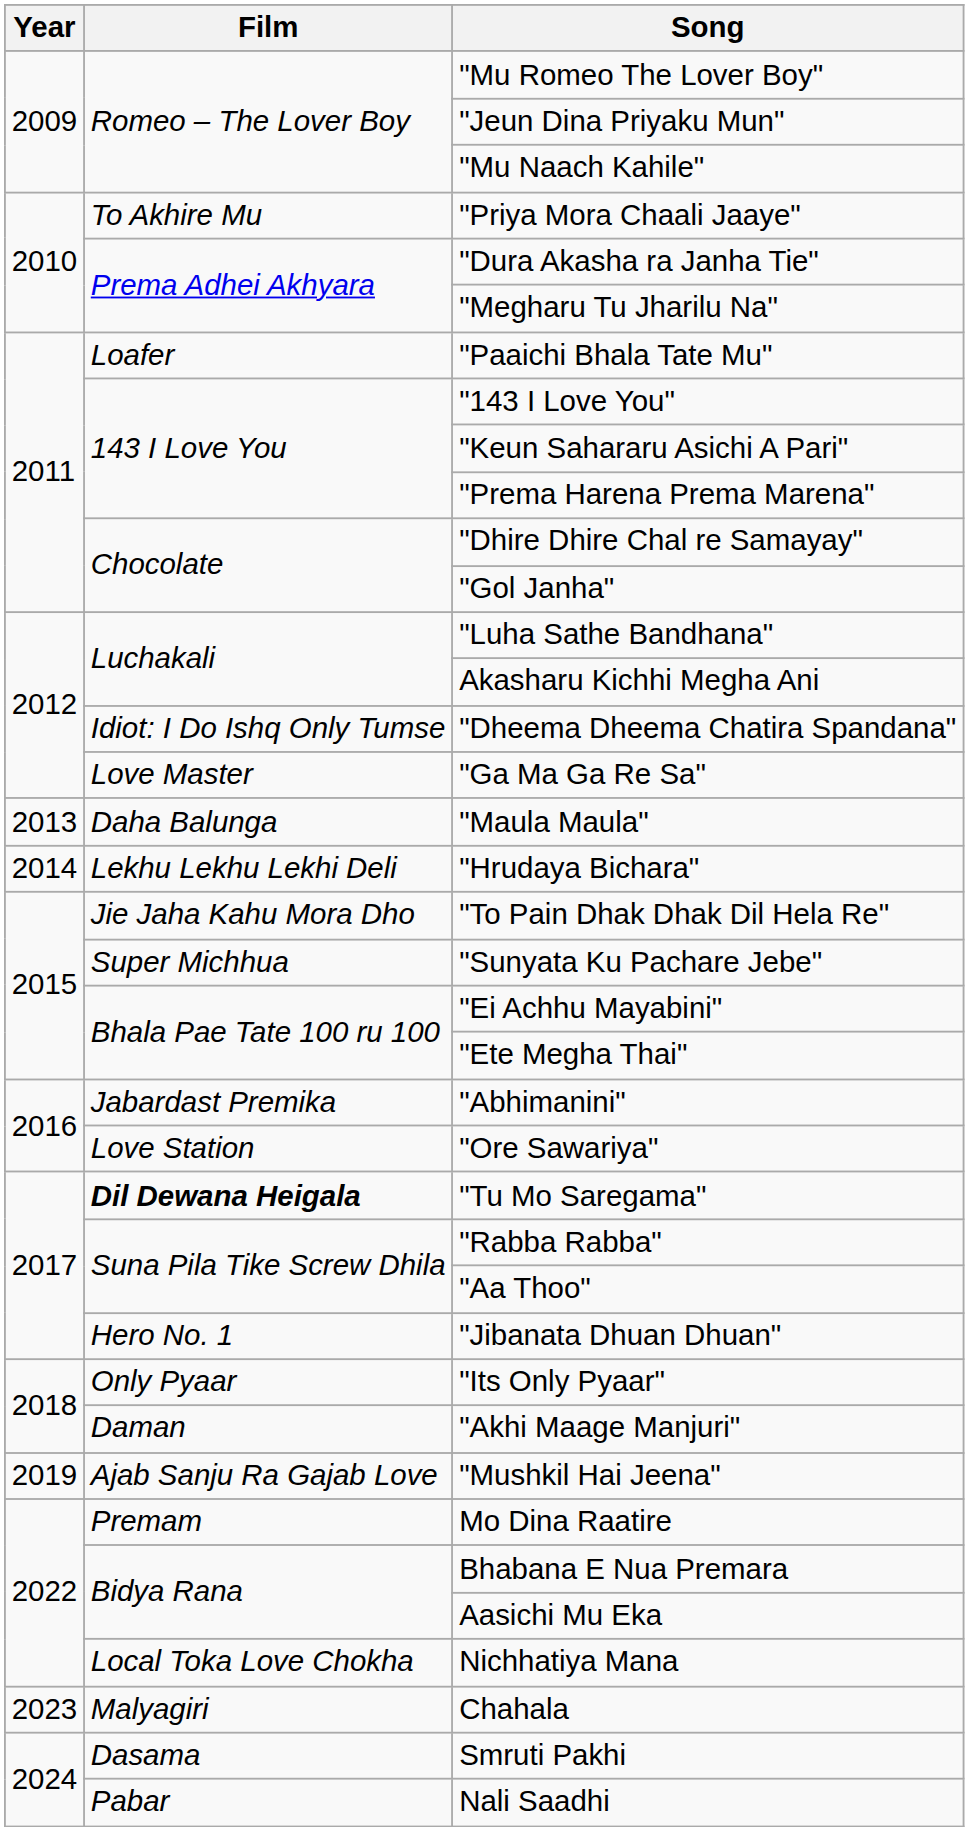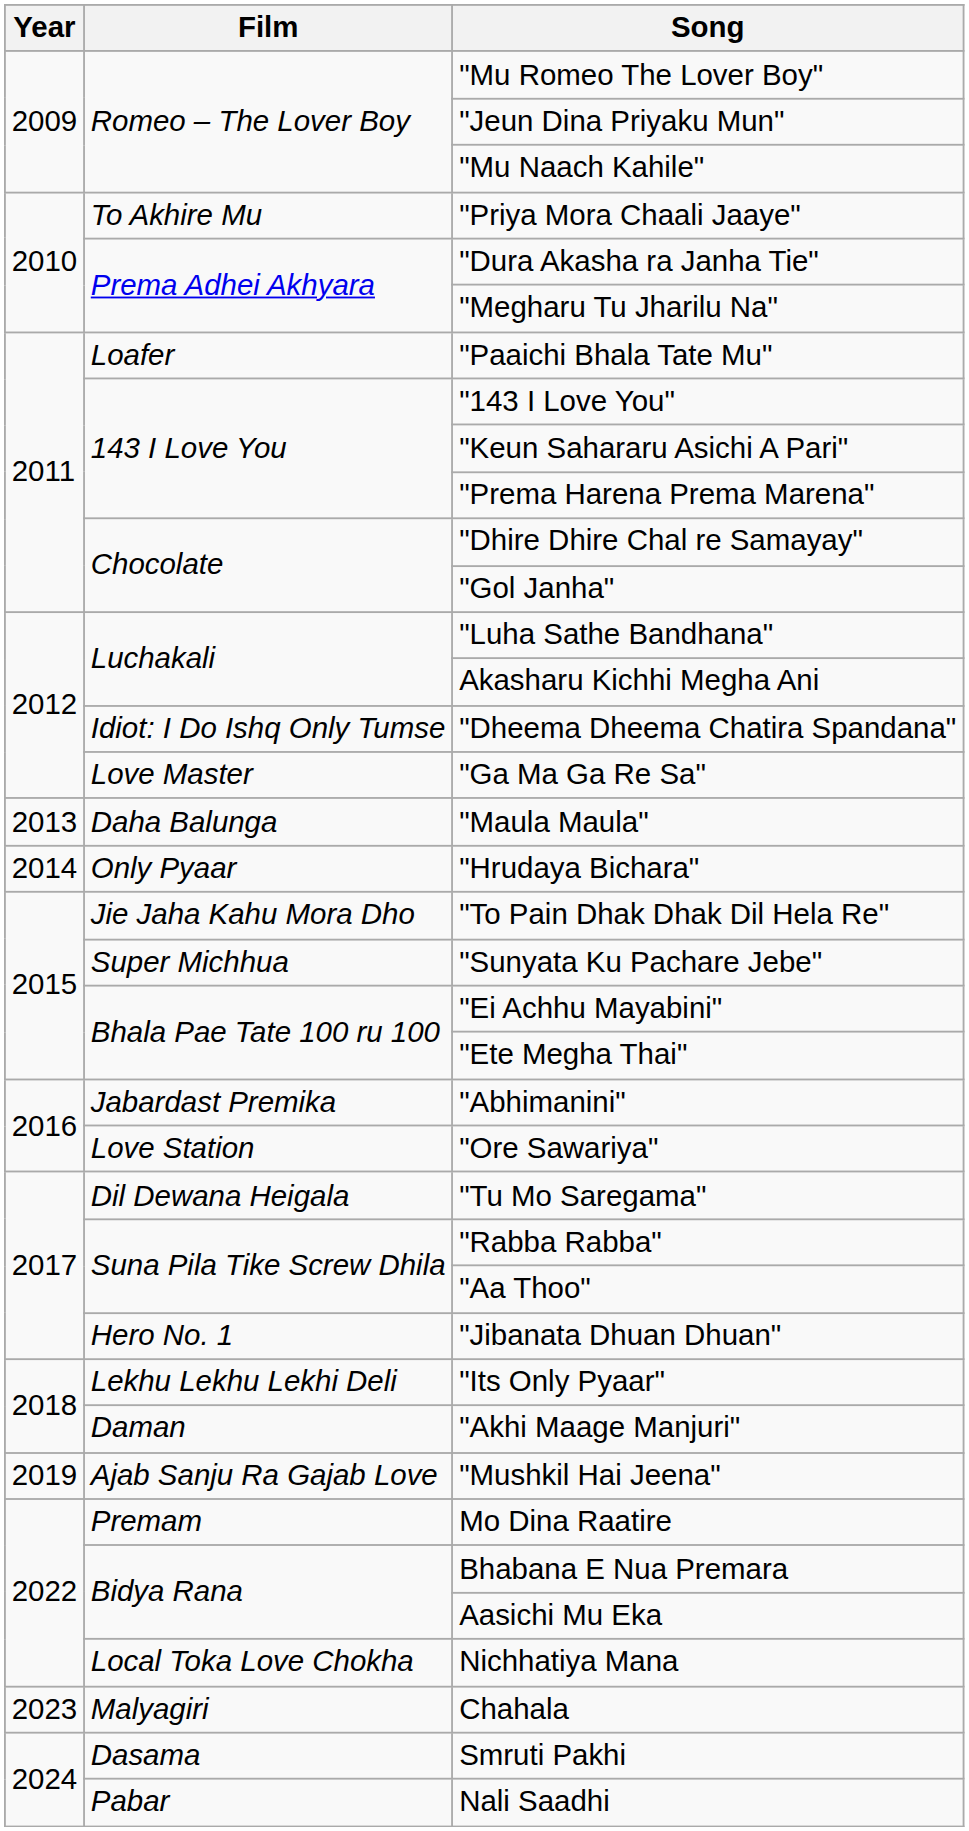(244, 868) Lekhu Lekhu Lekhi Deli -> (164, 868) Only Pyaar
(226, 1195) bold -> (220, 1195) normal
(164, 1381) Only Pyaar -> (244, 1381) Lekhu Lekhu Lekhi Deli
